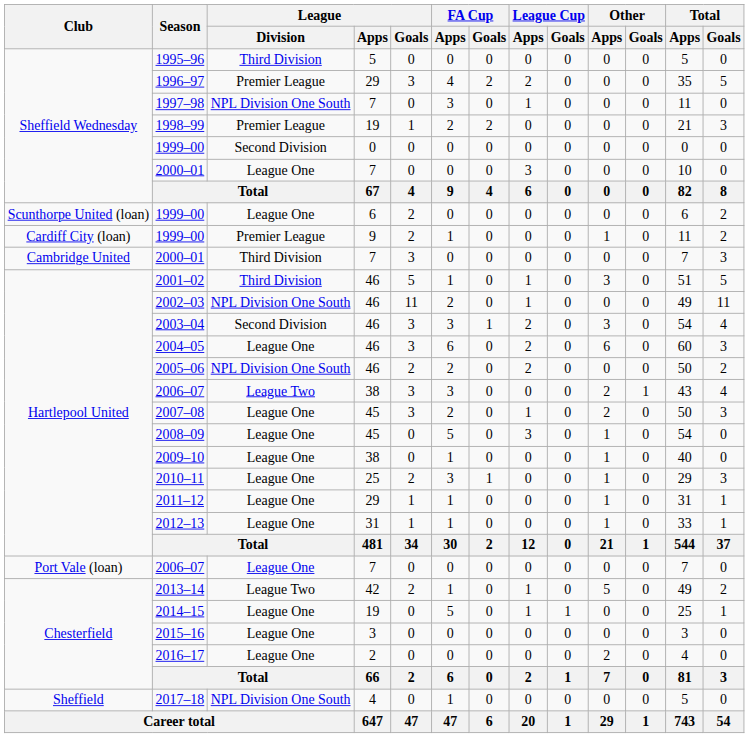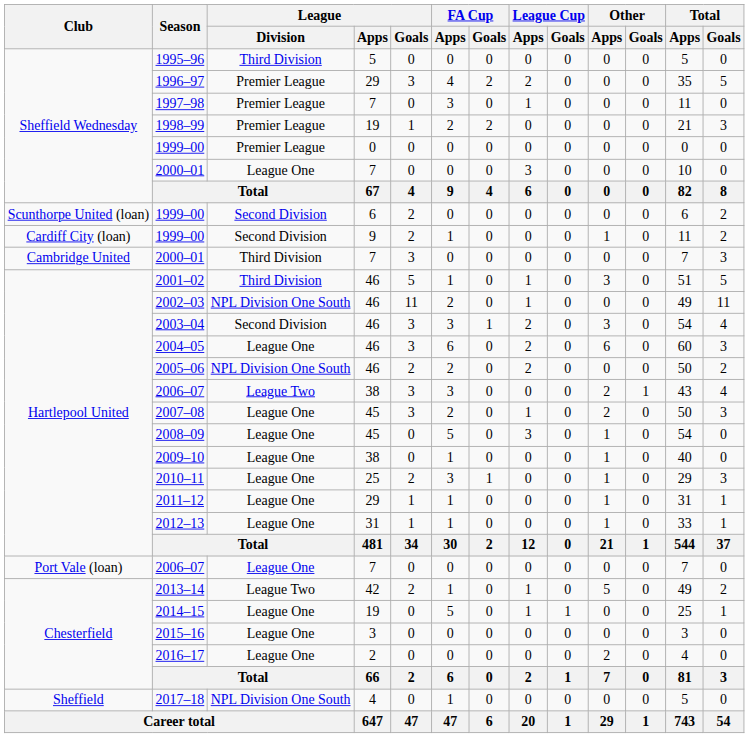(281, 103) NPL Division One South -> (281, 103) Premier League
(281, 147) Second Division -> (281, 147) Premier League
(281, 214) League One -> (281, 214) Second Division
(281, 236) Premier League -> (281, 236) Second Division
